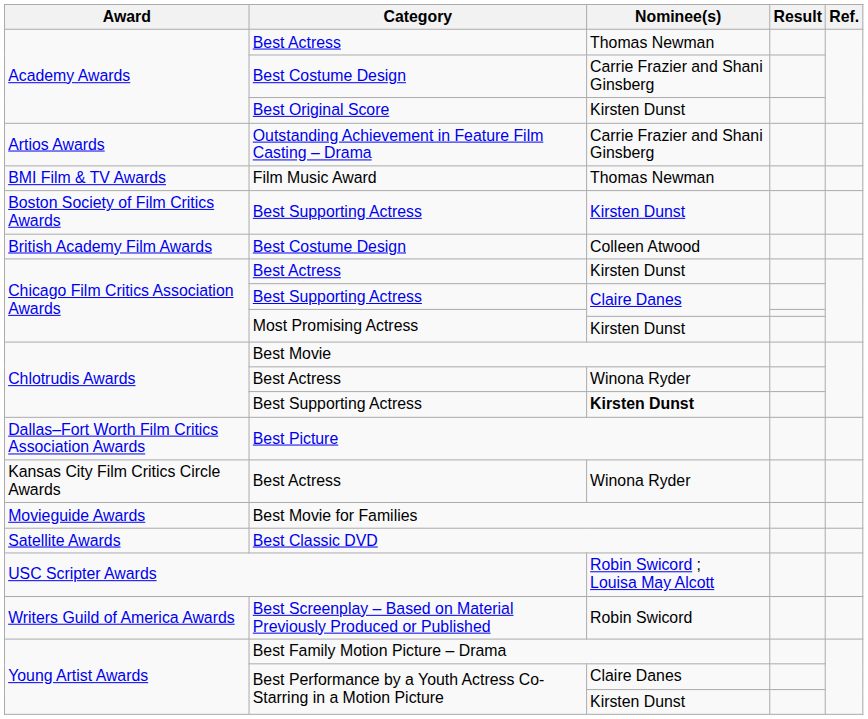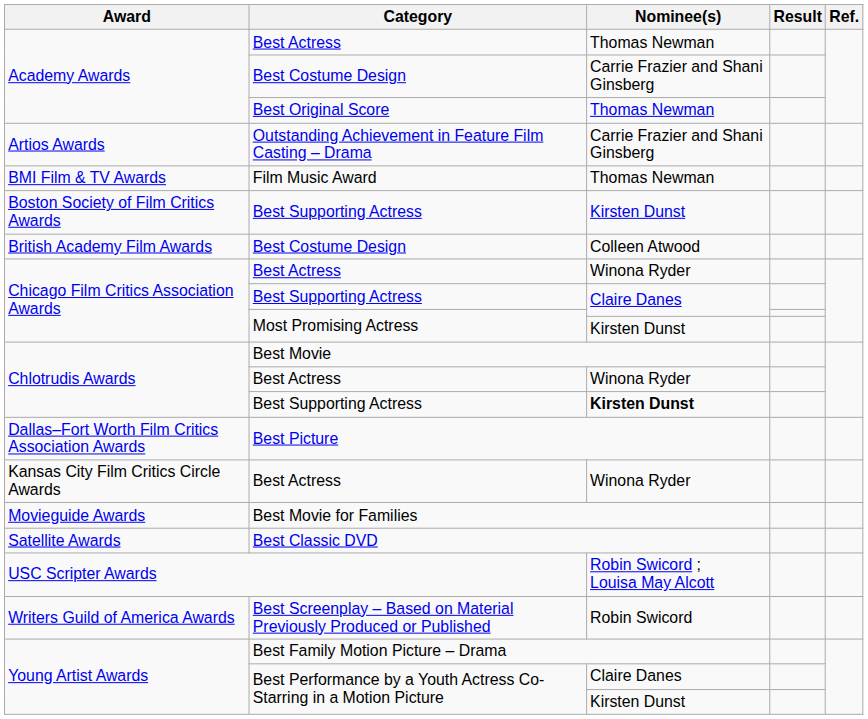(638, 110) Kirsten Dunst -> (652, 110) Thomas Newman
(638, 271) Kirsten Dunst -> (640, 271) Winona Ryder
